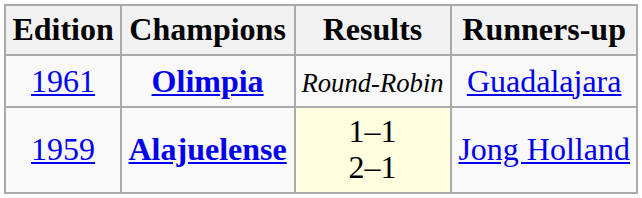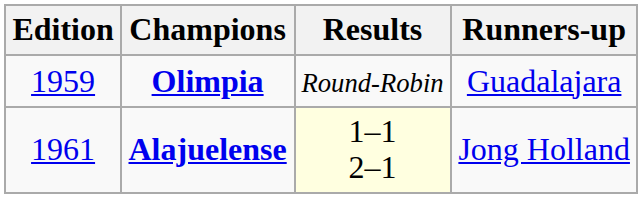(63, 80) 1961 -> (63, 80) 1959
(63, 149) 1959 -> (63, 149) 1961
